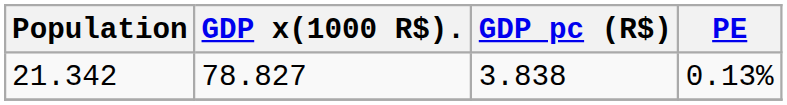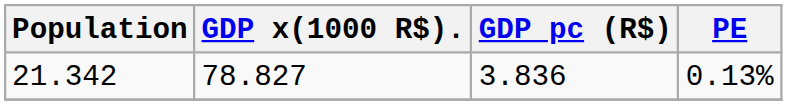(523, 77) 3.838 -> (523, 77) 3.836
